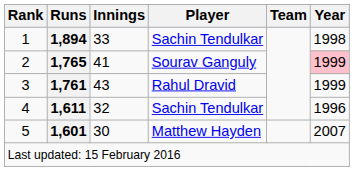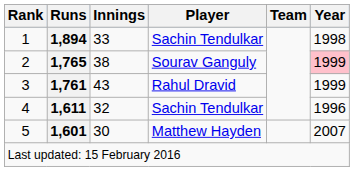(101, 62) 41 -> (101, 62) 38
